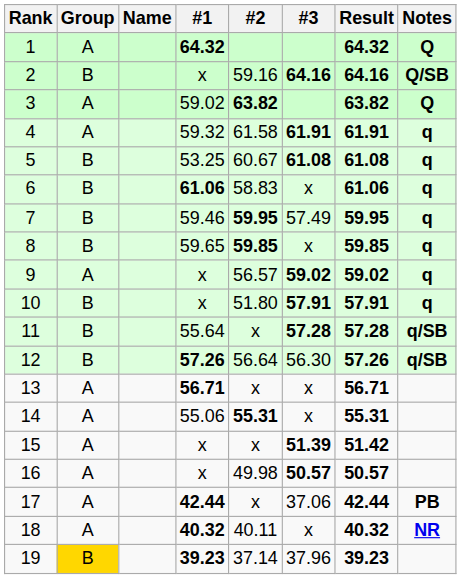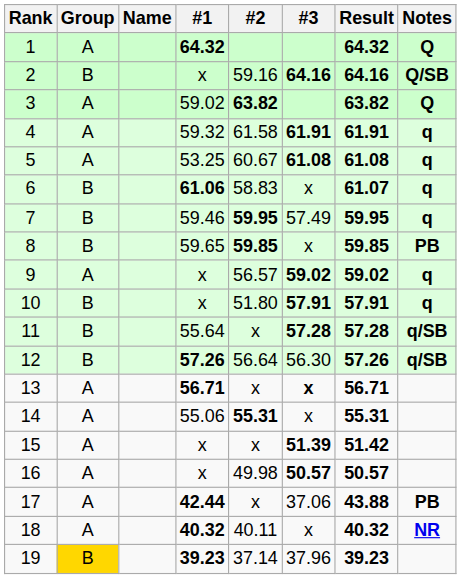(88, 160) B -> (88, 160) A
(367, 189) 61.06 -> (367, 189) 61.07
(427, 246) q -> (427, 246) PB
(308, 388) normal -> (309, 388) bold
(367, 501) 42.44 -> (367, 501) 43.88
